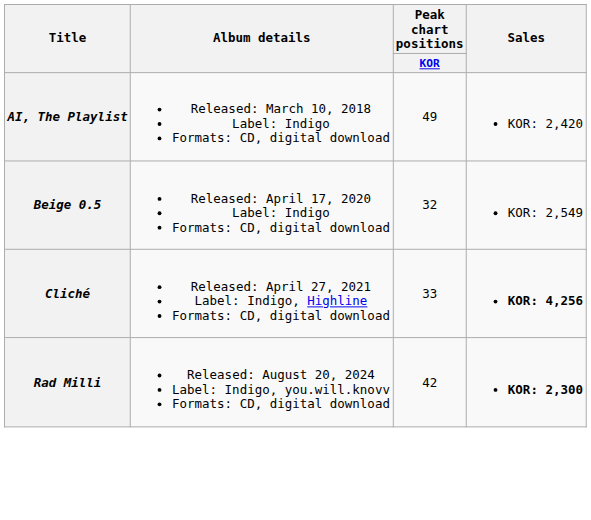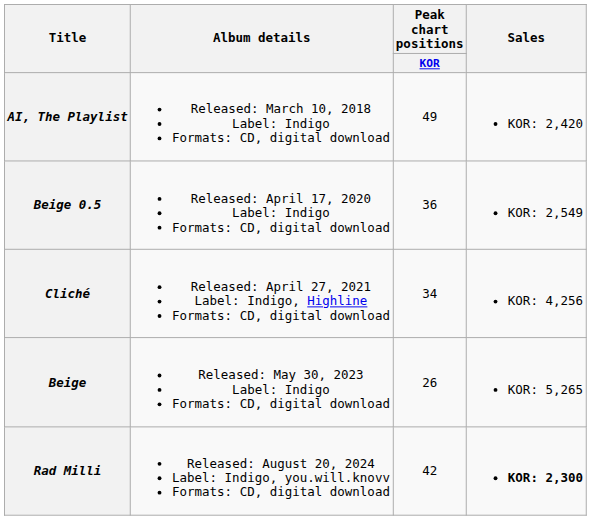(430, 205) 32 -> (430, 205) 36
(430, 294) 33 -> (430, 294) 34
(526, 301) bold -> (526, 301) normal
+ row: (68, 382)
